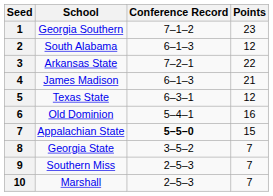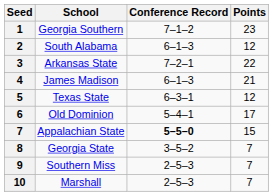(250, 115) 16 -> (250, 115) 17
